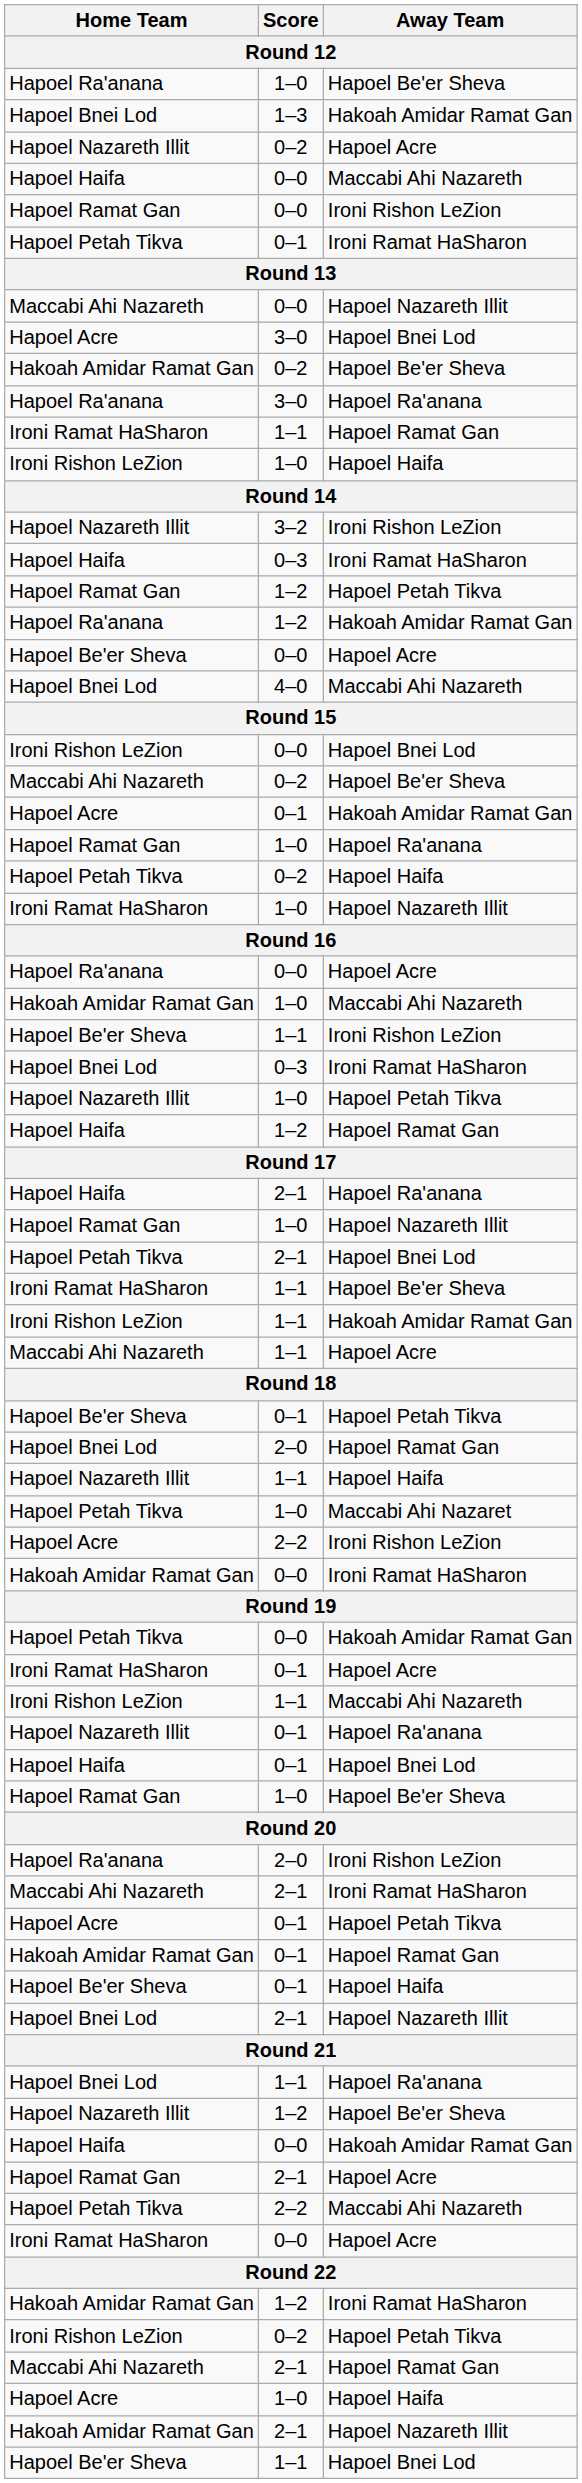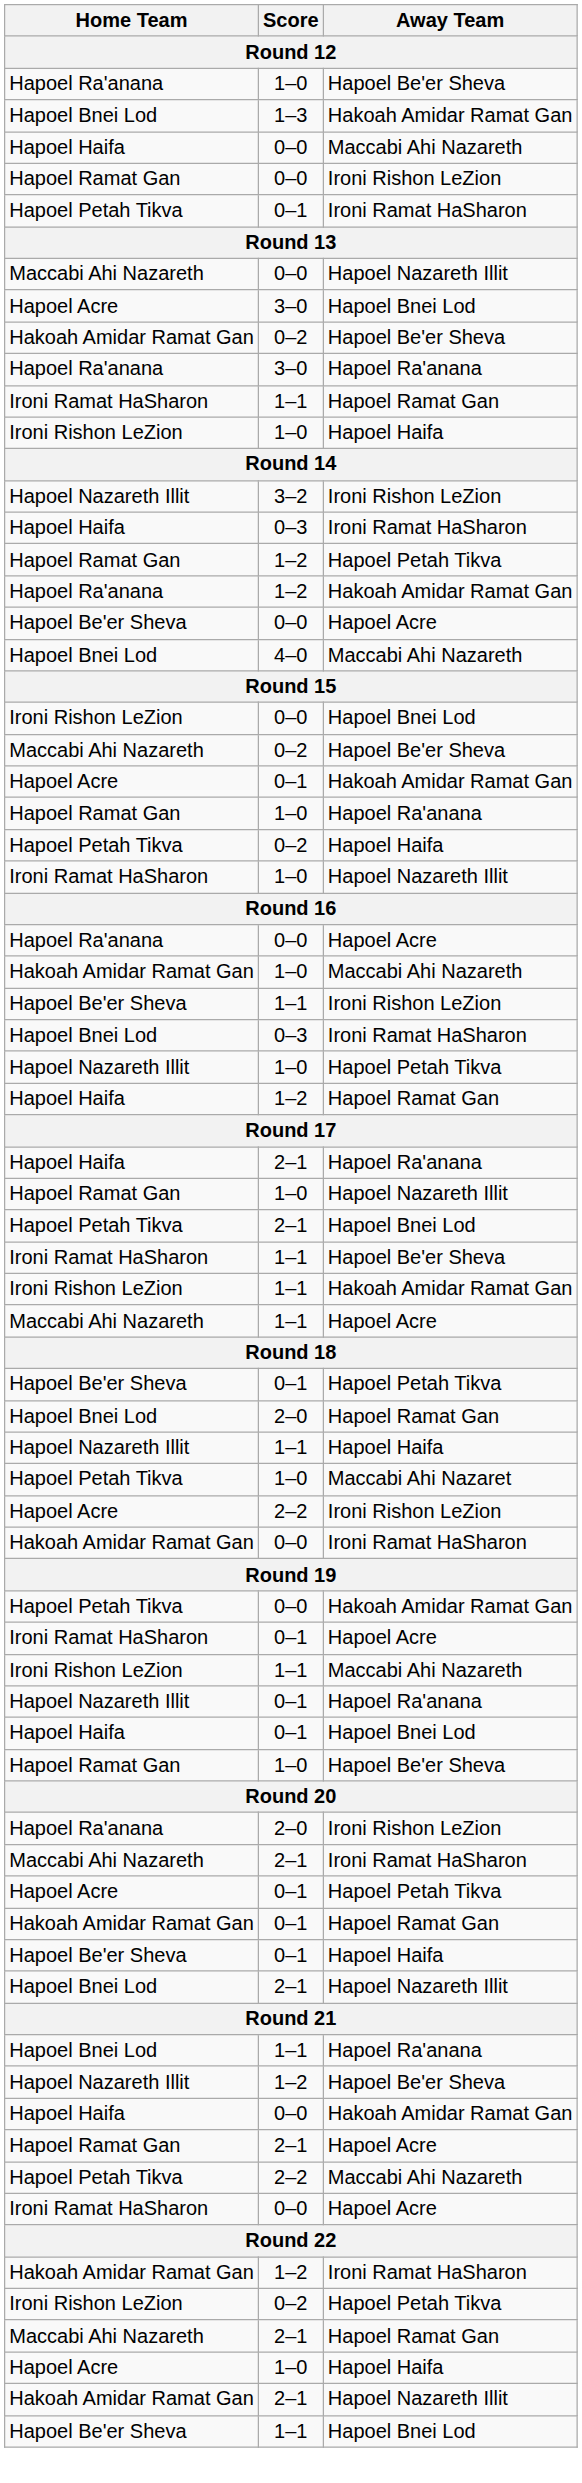- row: (291, 147)
